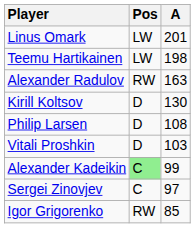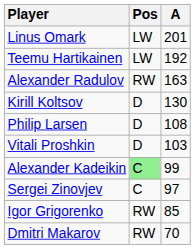(176, 59) 198 -> (176, 59) 192
+ row: (54, 233)
